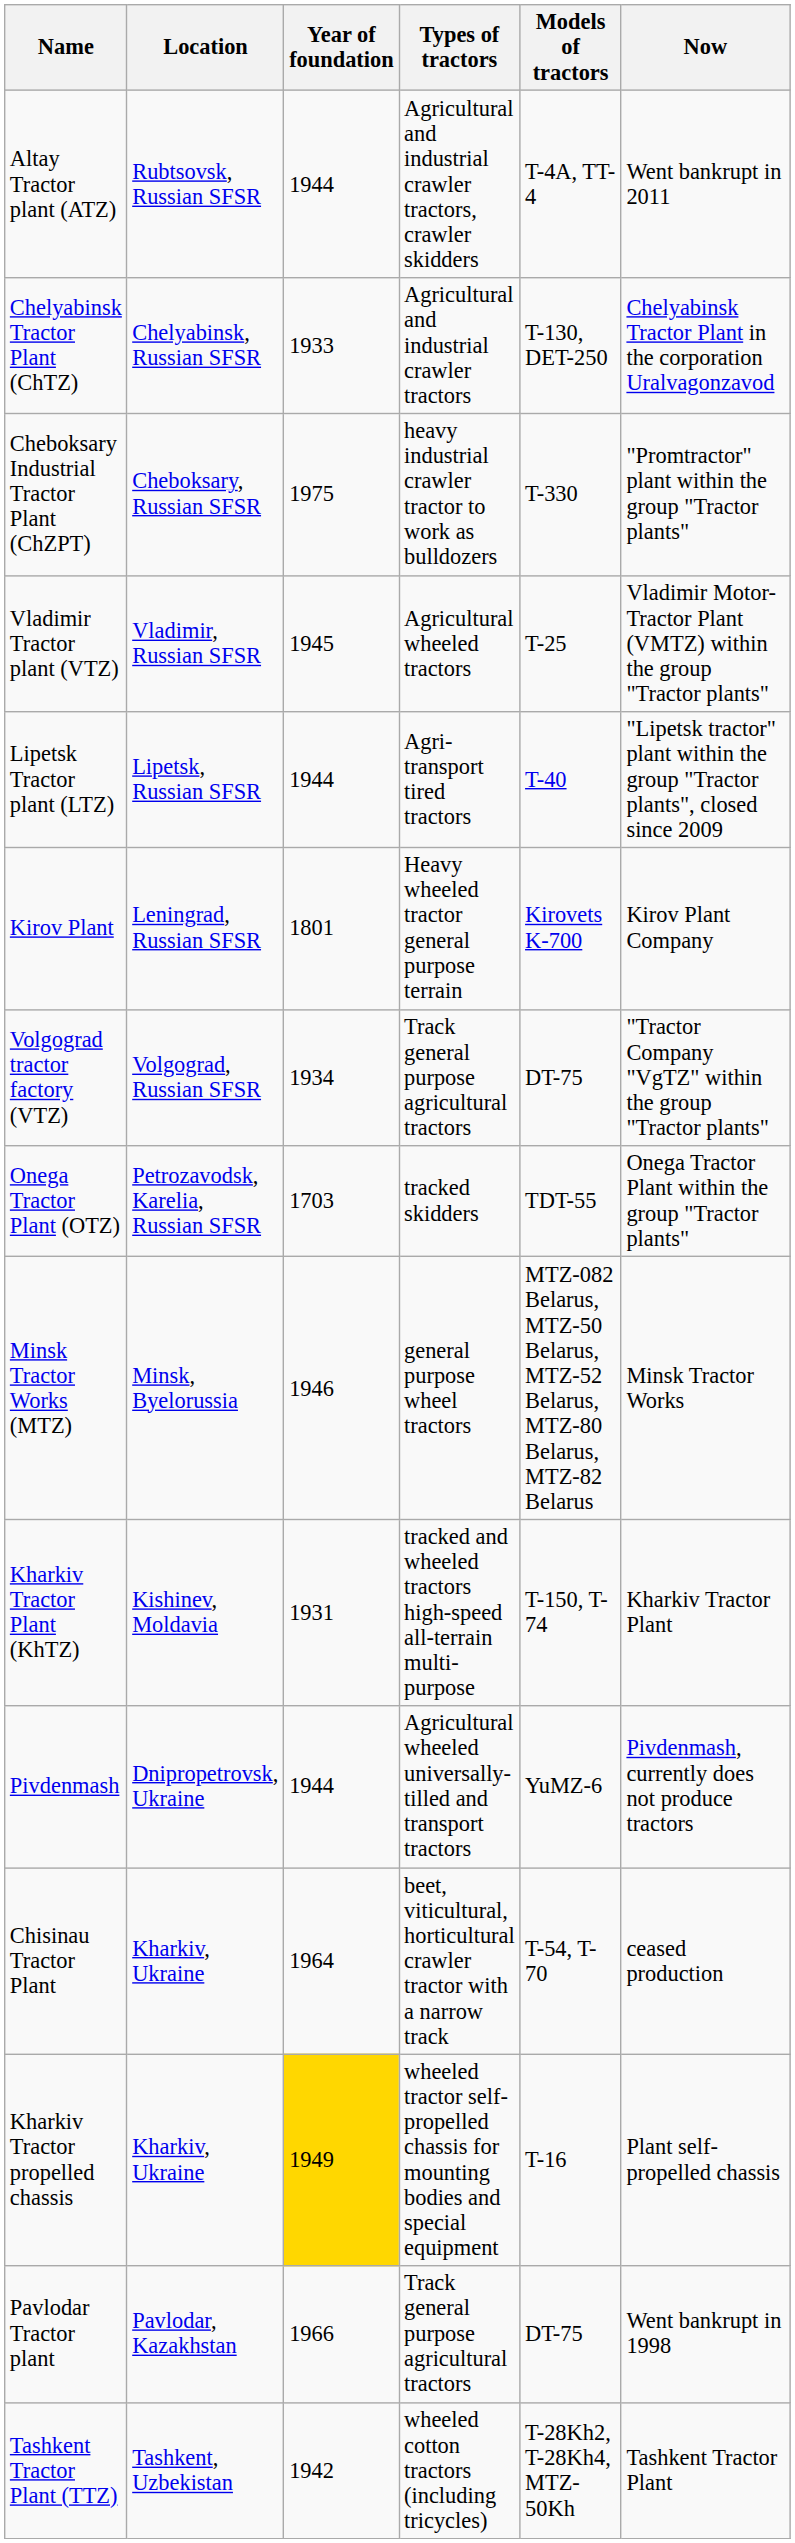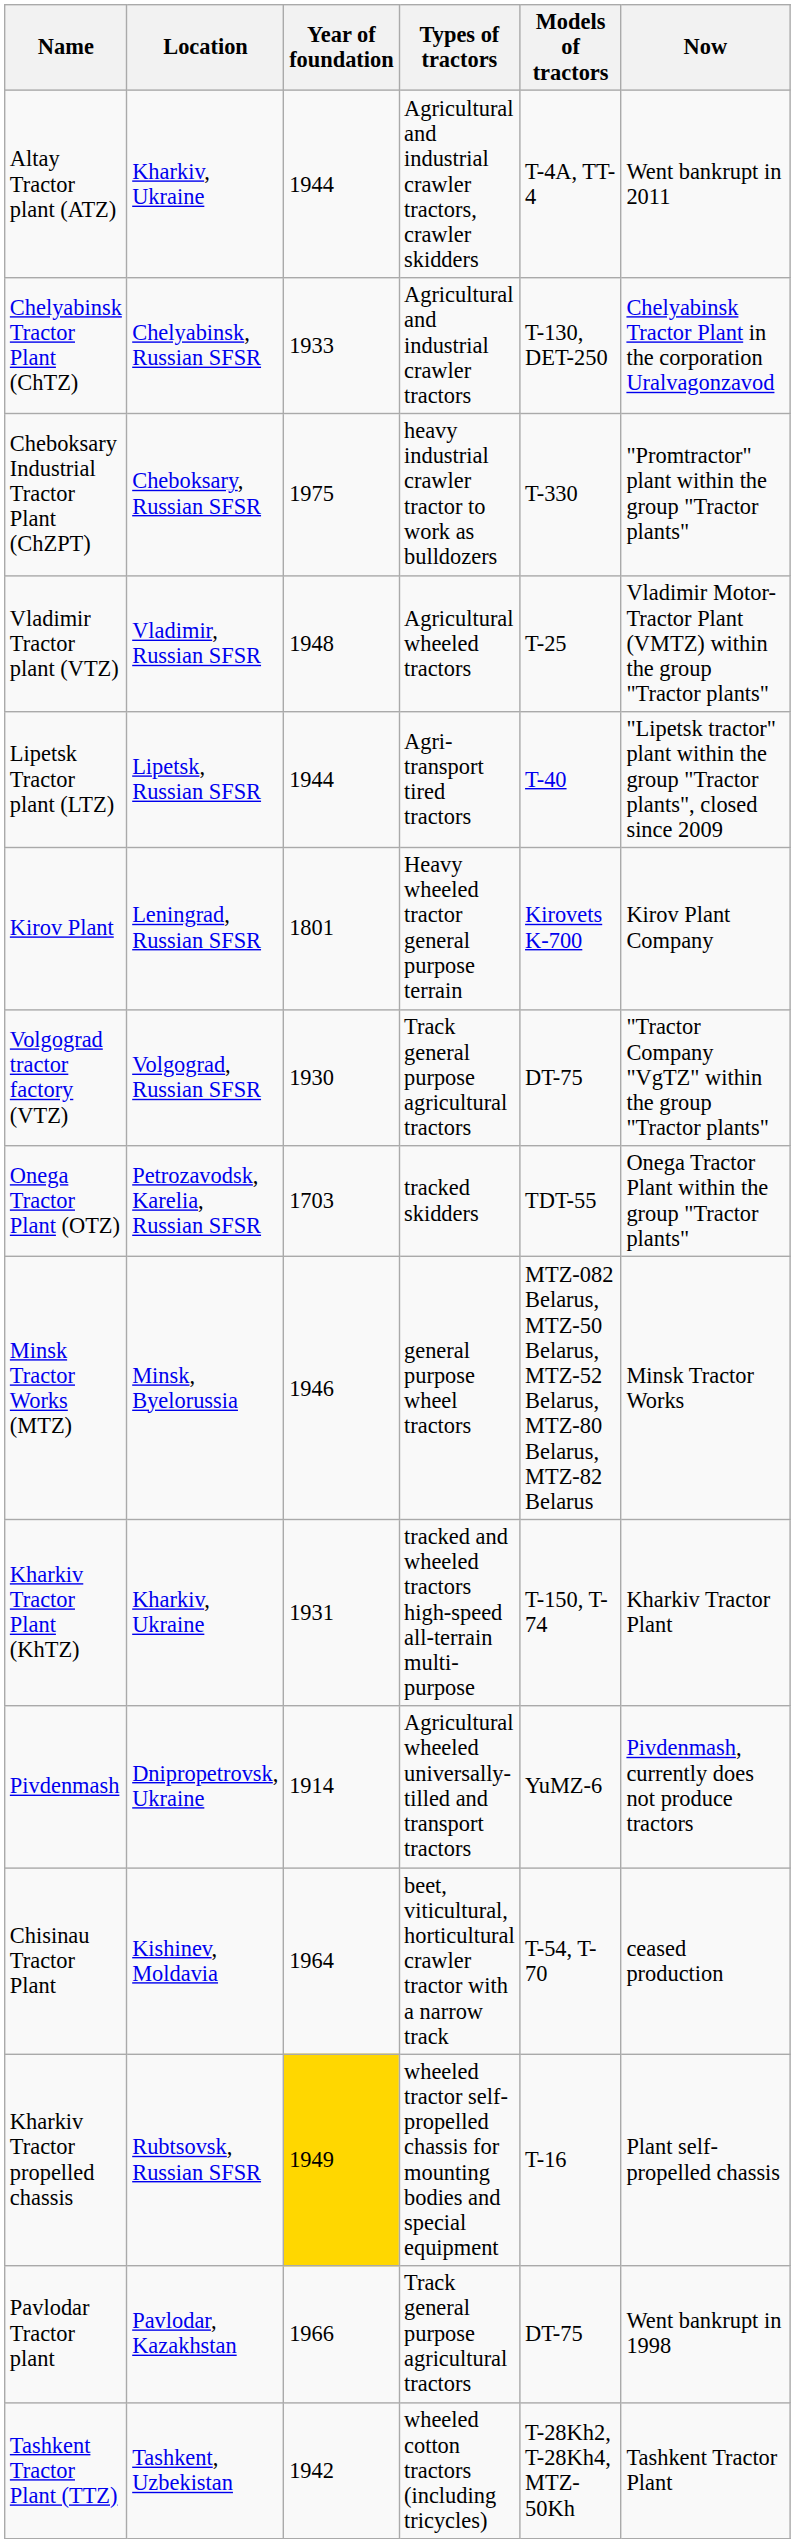(197, 183) Rubtsovsk, Russian SFSR -> (171, 183) Kharkiv, Ukraine
(312, 643) 1945 -> (312, 643) 1948
(312, 1077) 1934 -> (312, 1077) 1930
(175, 1612) Kishinev, Moldavia -> (171, 1612) Kharkiv, Ukraine
(312, 1786) 1944 -> (312, 1786) 1914
(171, 1960) Kharkiv, Ukraine -> (175, 1960) Kishinev, Moldavia
(171, 2159) Kharkiv, Ukraine -> (197, 2159) Rubtsovsk, Russian SFSR
